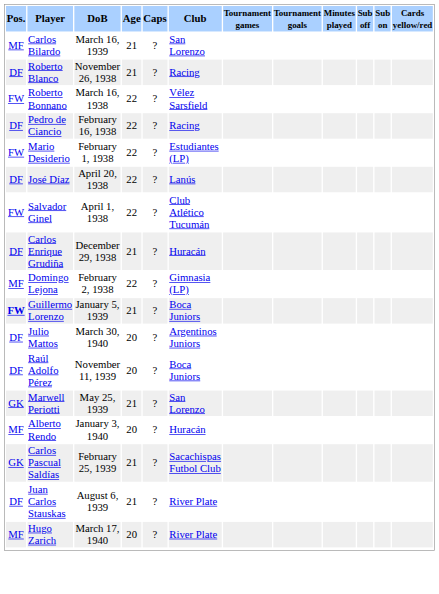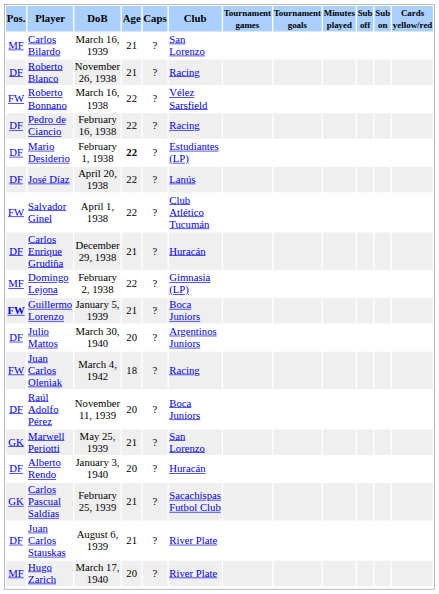(16, 152) FW -> (16, 152) DF
(132, 152) normal -> (132, 152) bold
+ row: (45, 370)
(16, 430) MF -> (16, 469) DF
